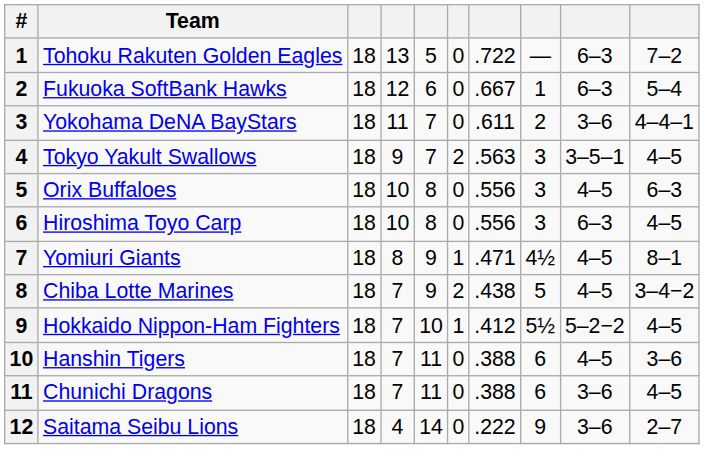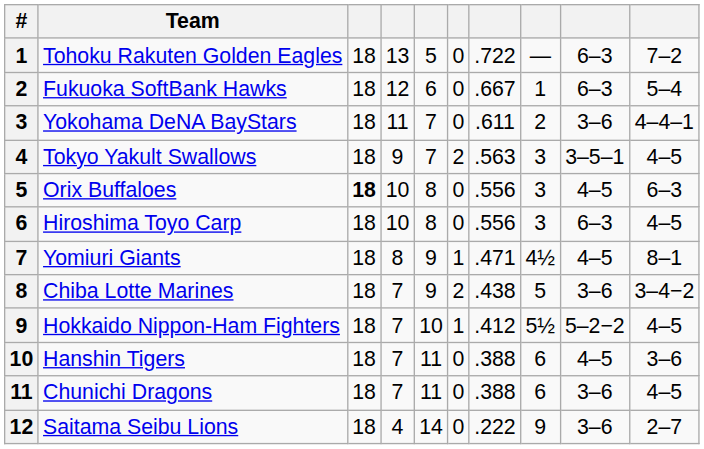(364, 190) normal -> (364, 190) bold
(595, 291) 4–5 -> (595, 291) 3–6
